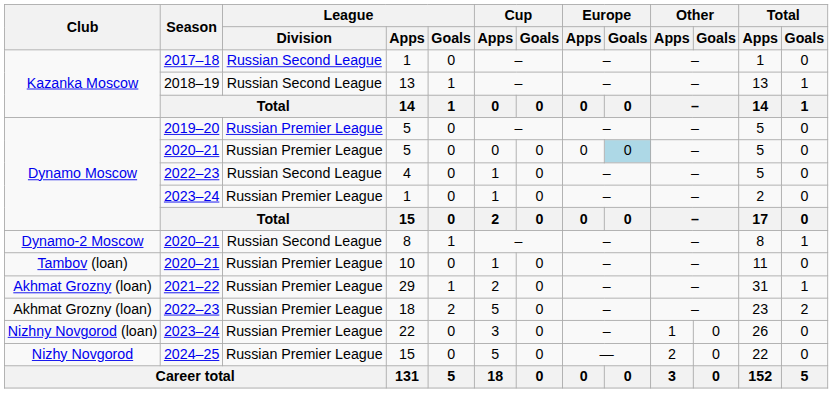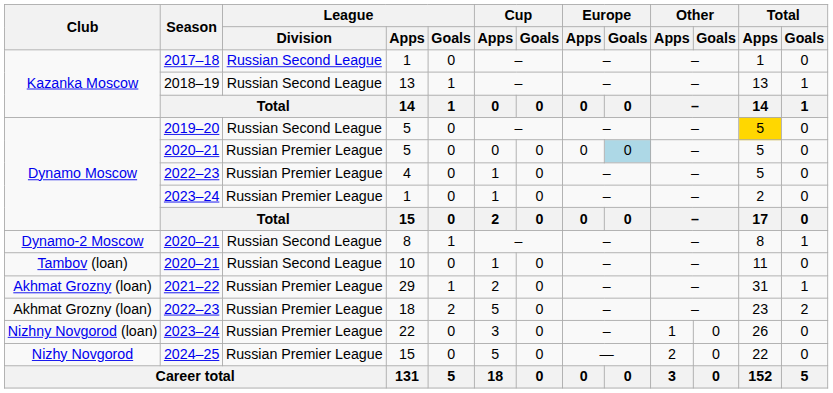(304, 128) Russian Premier League -> (304, 128) Russian Second League
(760, 128) no background -> (760, 128) gold background
(304, 173) Russian Second League -> (304, 173) Russian Premier League
(304, 264) Russian Premier League -> (304, 264) Russian Second League
